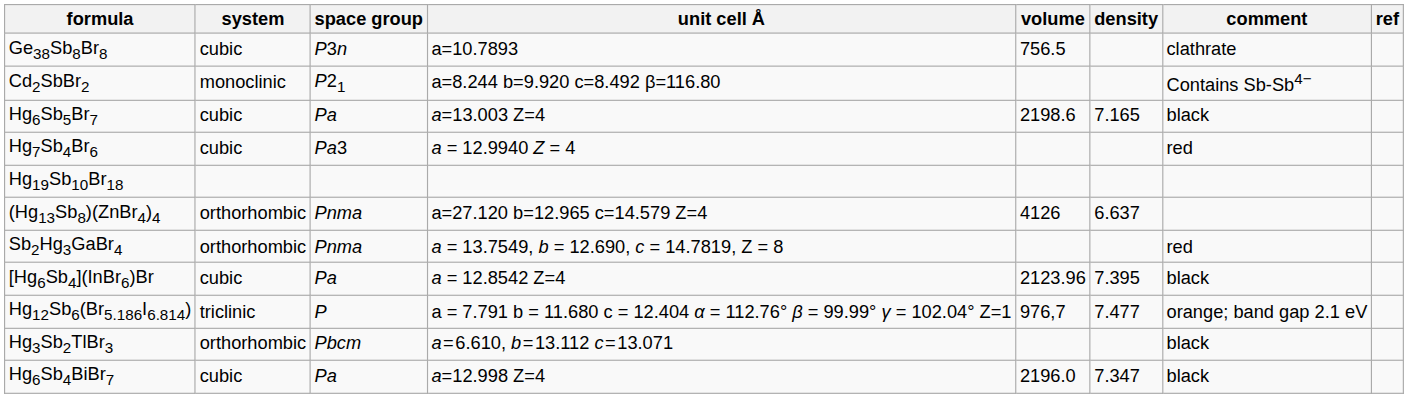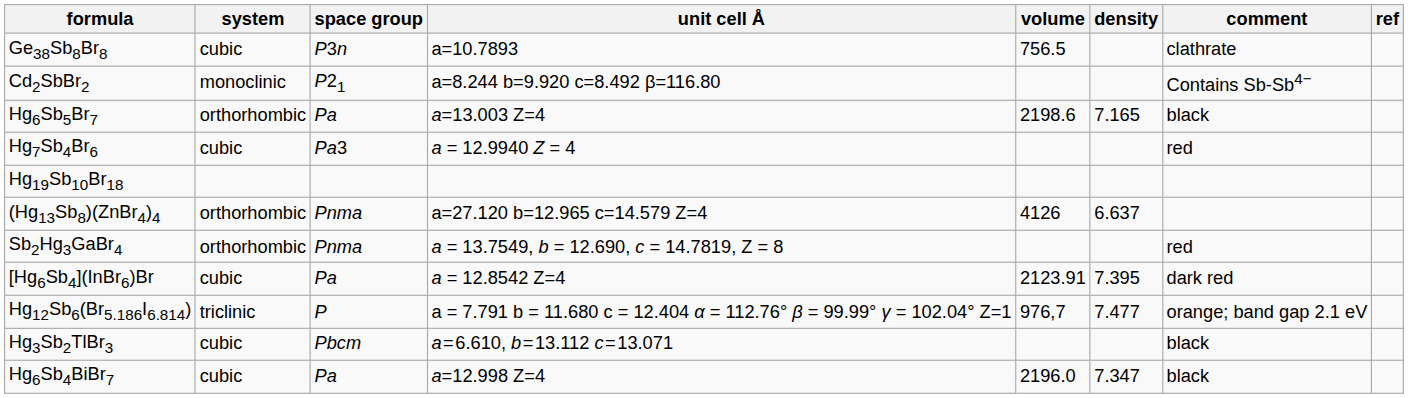(221, 116) cubic -> (253, 116) orthorhombic
(1053, 278) 2123.96 -> (1053, 278) 2123.91
(1188, 278) black -> (1200, 278) dark red
(253, 344) orthorhombic -> (221, 344) cubic
